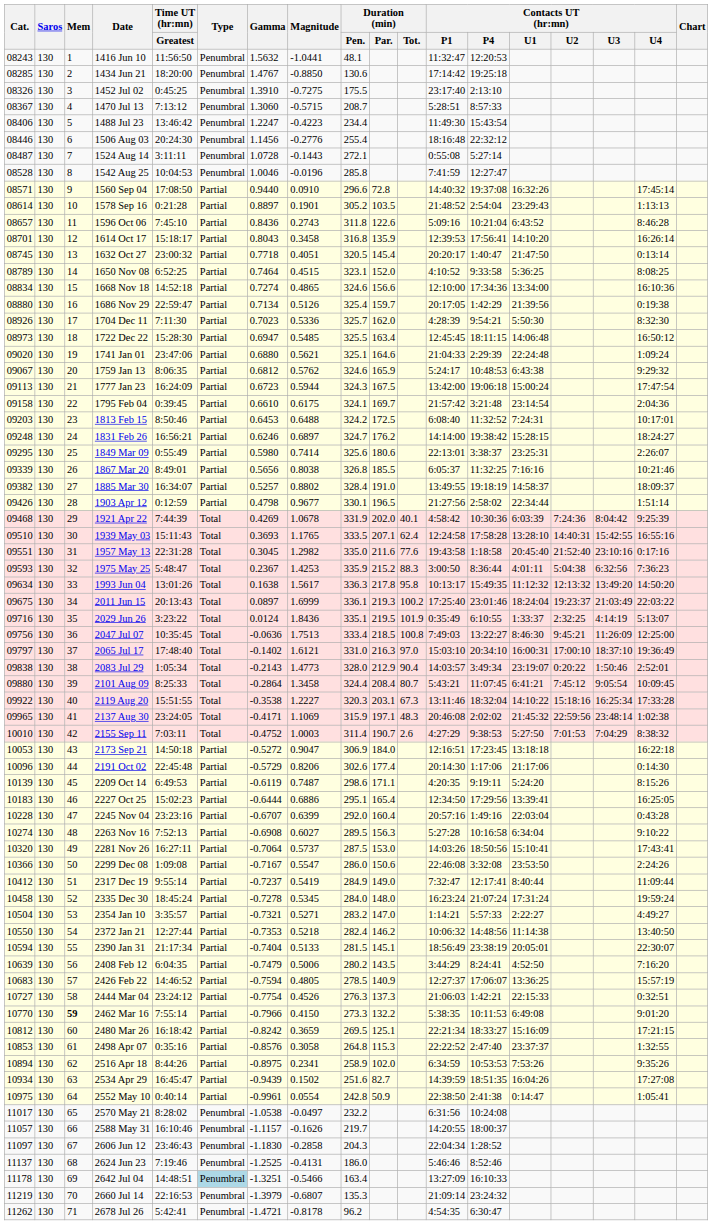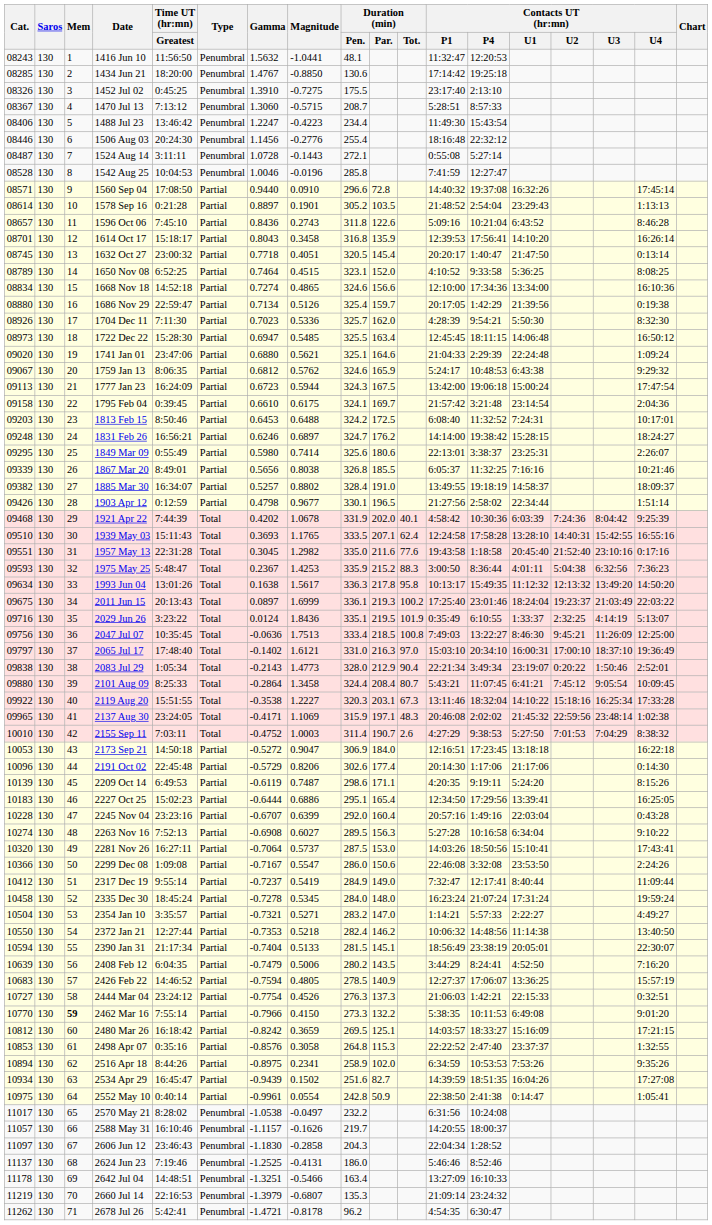(264, 519) 0.4269 -> (264, 519) 0.4202
(447, 667) 14:03:57 -> (447, 667) 22:21:34
(447, 1030) 22:21:34 -> (447, 1030) 14:03:57
(222, 1179) lightblue background -> (222, 1179) no background
